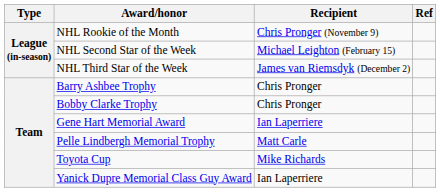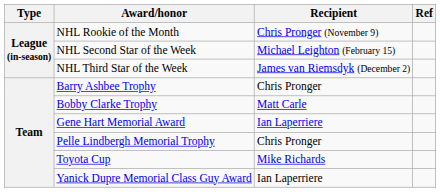(289, 104) Chris Pronger -> (282, 104) Matt Carle
(282, 141) Matt Carle -> (289, 141) Chris Pronger
